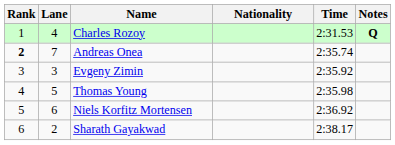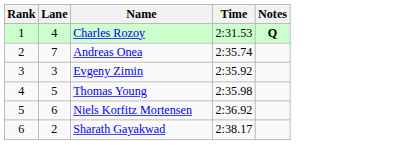- column: (263, 14)
(21, 52) bold -> (21, 52) normal
